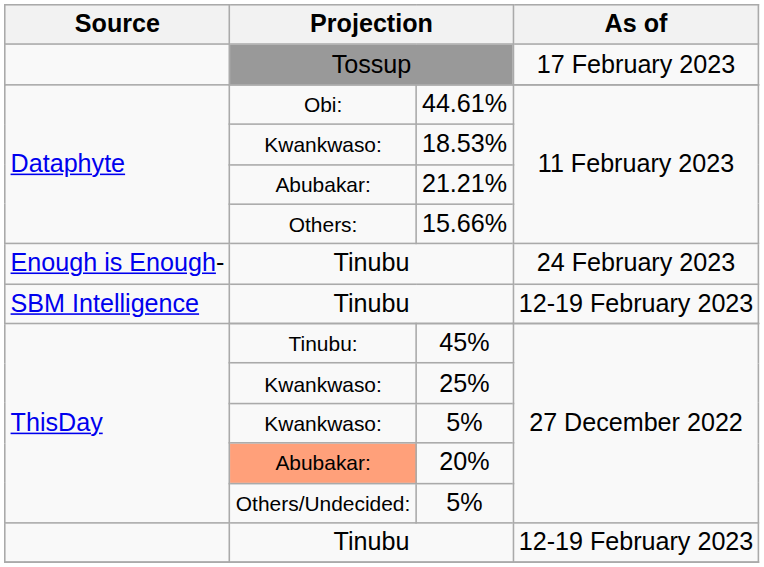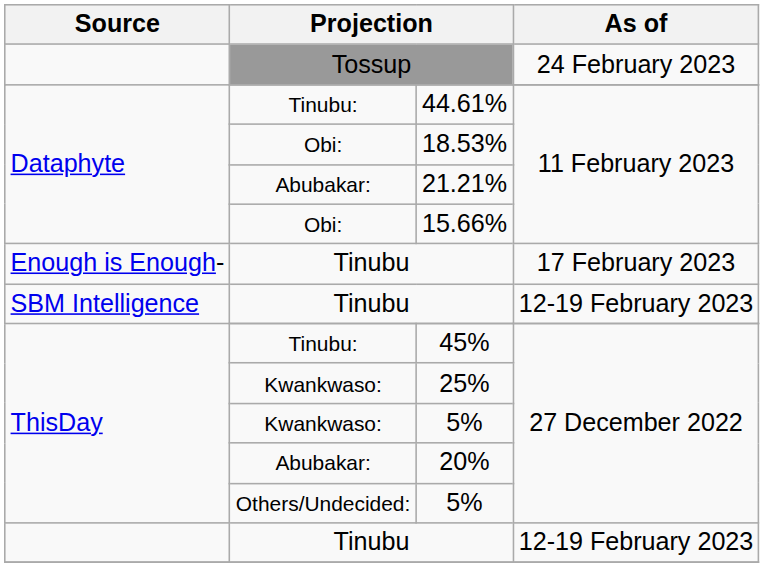(636, 64) 17 February 2023 -> (636, 64) 24 February 2023
(323, 105) Obi: -> (323, 105) Tinubu:
(323, 145) Kwankwaso: -> (323, 145) Obi:
(323, 225) Others: -> (323, 225) Obi:
(636, 263) 24 February 2023 -> (636, 263) 17 February 2023
(323, 464) lightsalmon background -> (323, 464) no background
